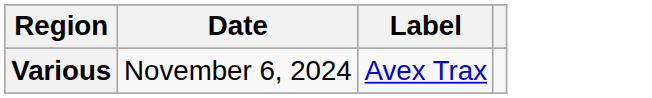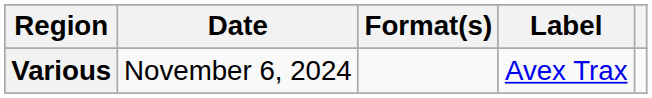+ column: (428, 26)
